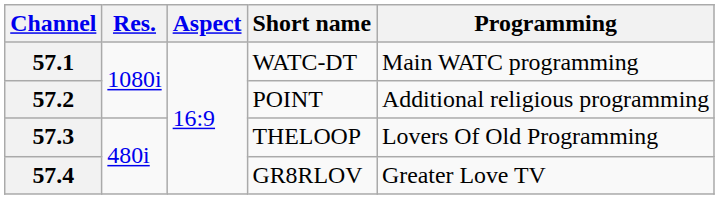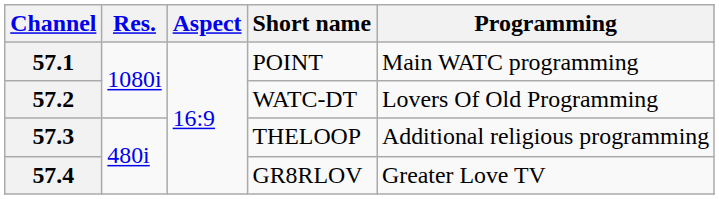(305, 61) WATC-DT -> (288, 61) POINT
(288, 99) POINT -> (305, 99) WATC-DT
(546, 99) Additional religious programming -> (520, 99) Lovers Of Old Programming
(520, 136) Lovers Of Old Programming -> (546, 136) Additional religious programming
